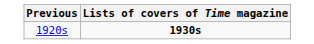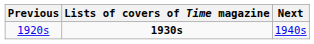+ column: (291, 13)
